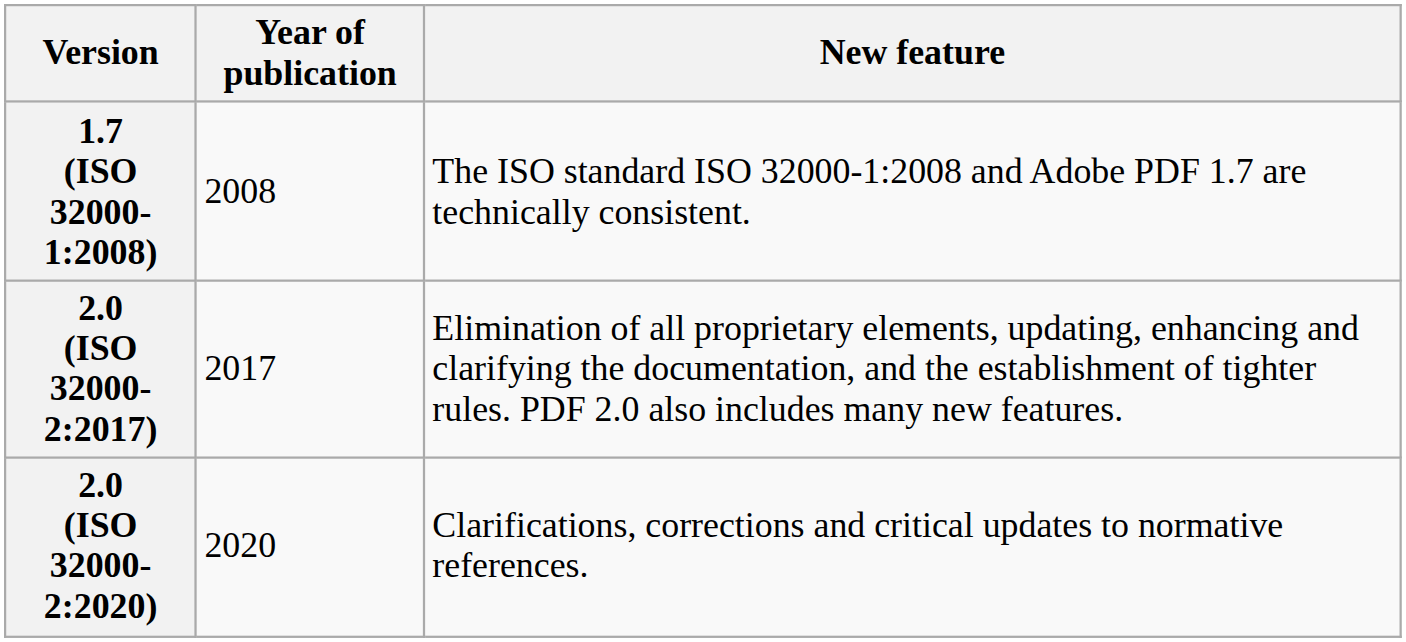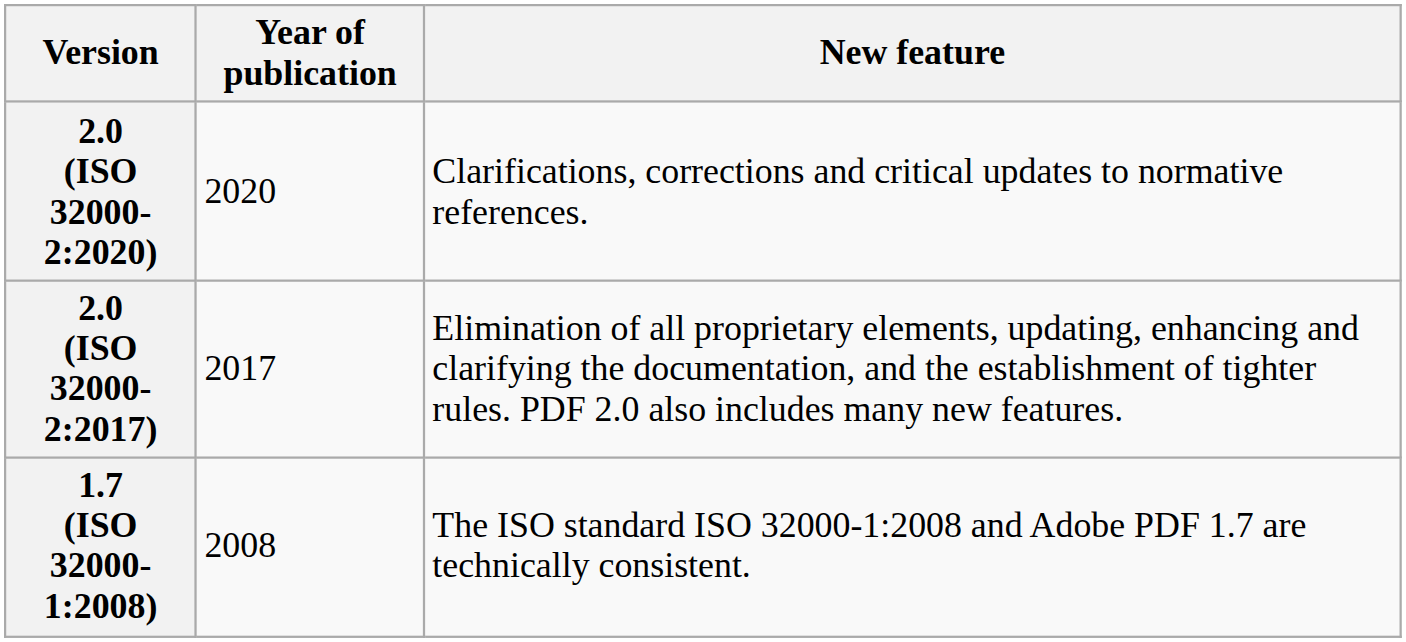rows swapped: (101, 190) <-> (101, 546)
